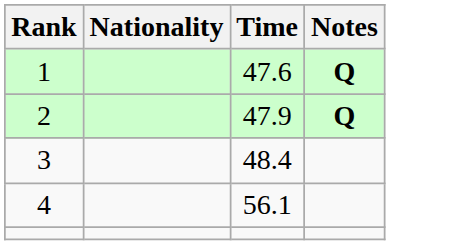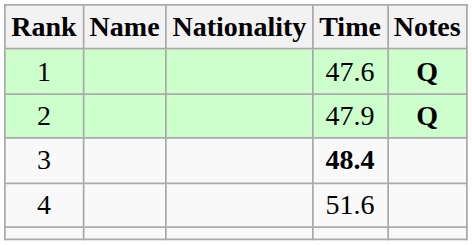+ column: (125, 26)
(267, 159) normal -> (350, 159) bold
(267, 204) 56.1 -> (350, 204) 51.6
